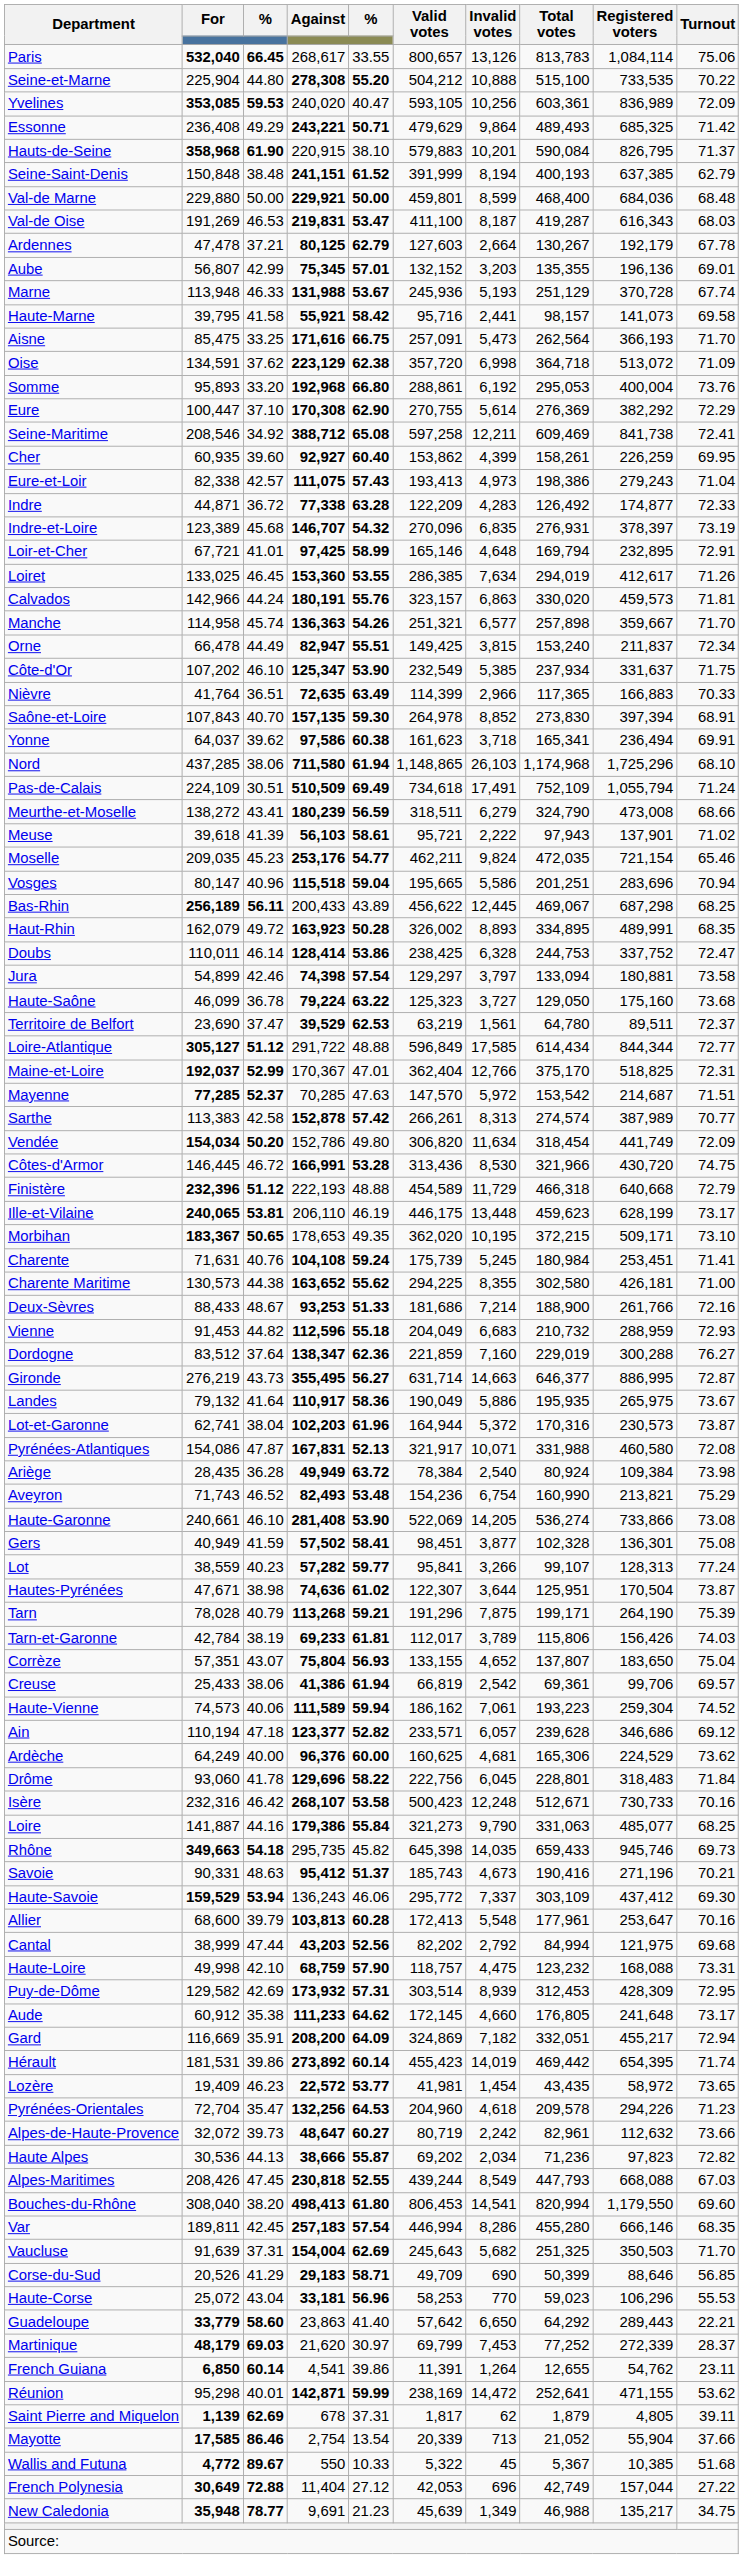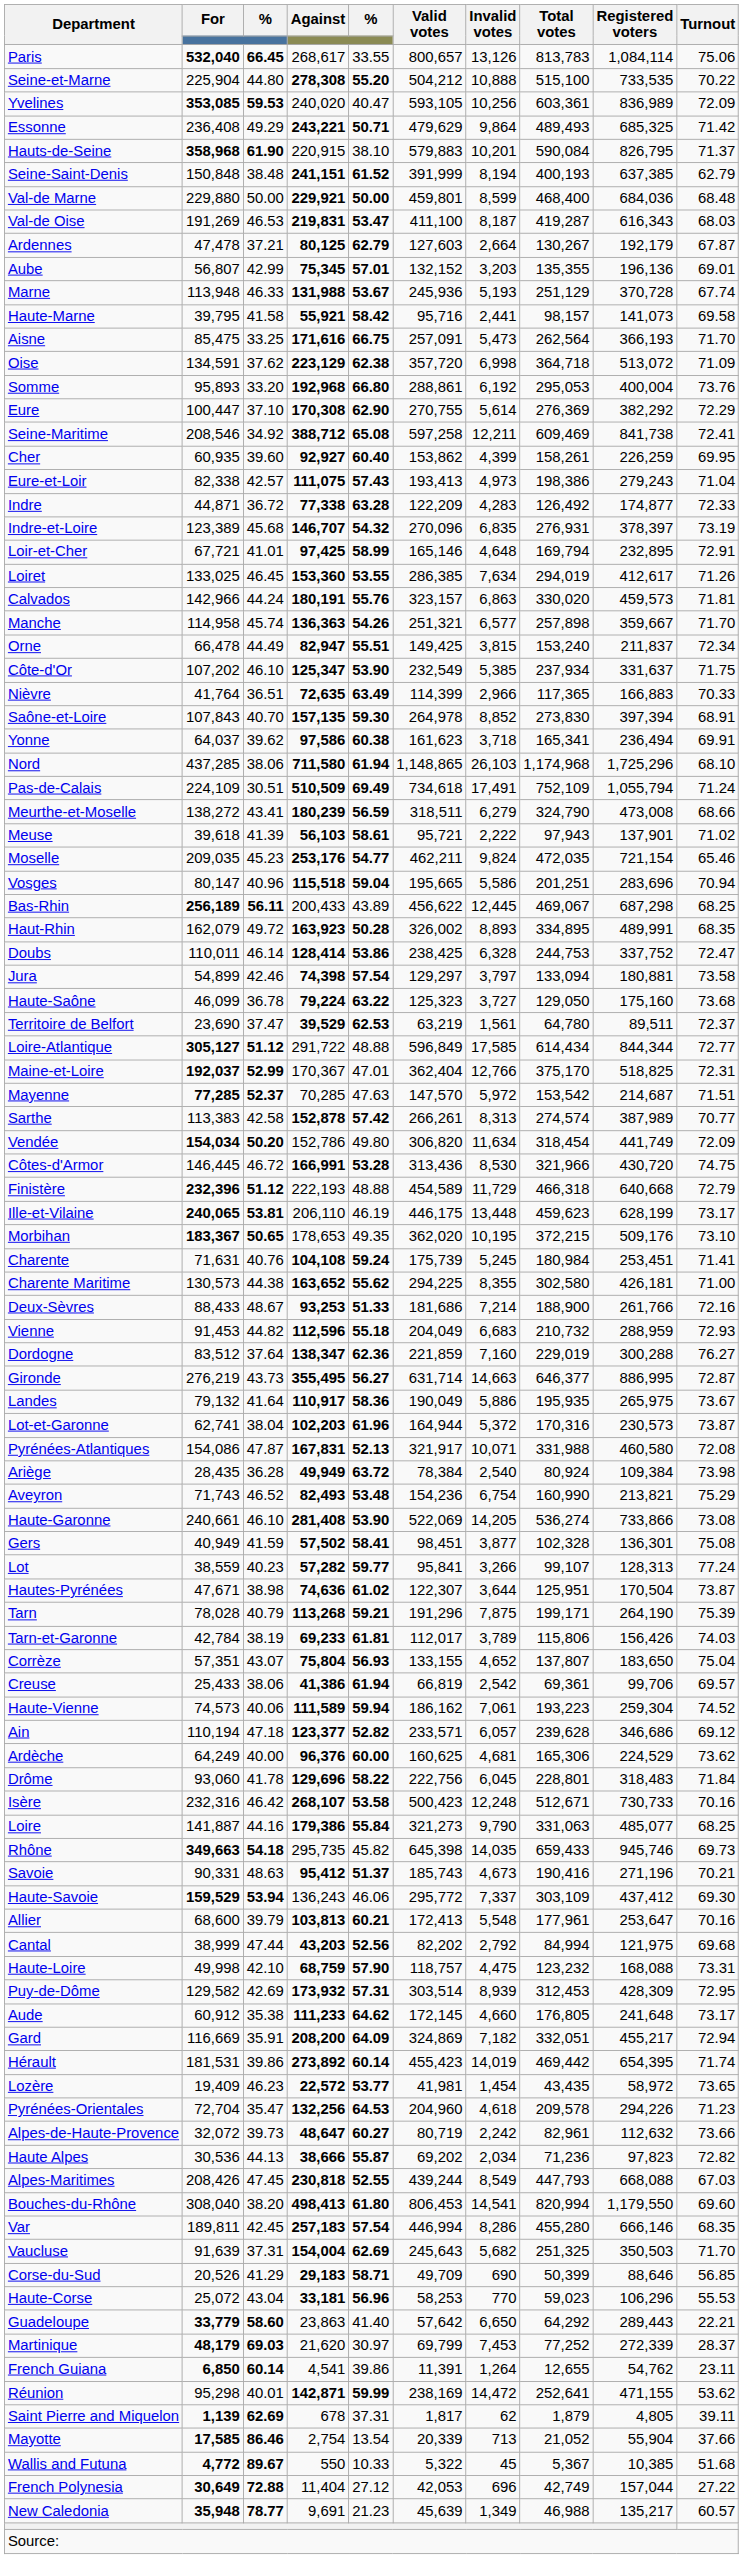(717, 245) 67.78 -> (717, 245) 67.87
(646, 1236) 509,171 -> (646, 1236) 509,176
(371, 1920) 60.28 -> (371, 1920) 60.21
(717, 2510) 34.75 -> (717, 2510) 60.57
